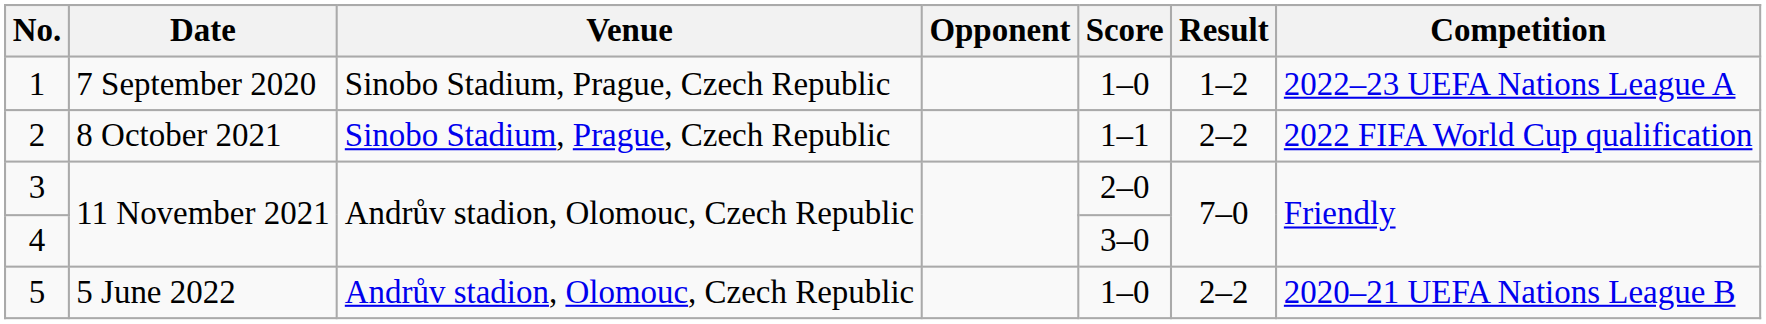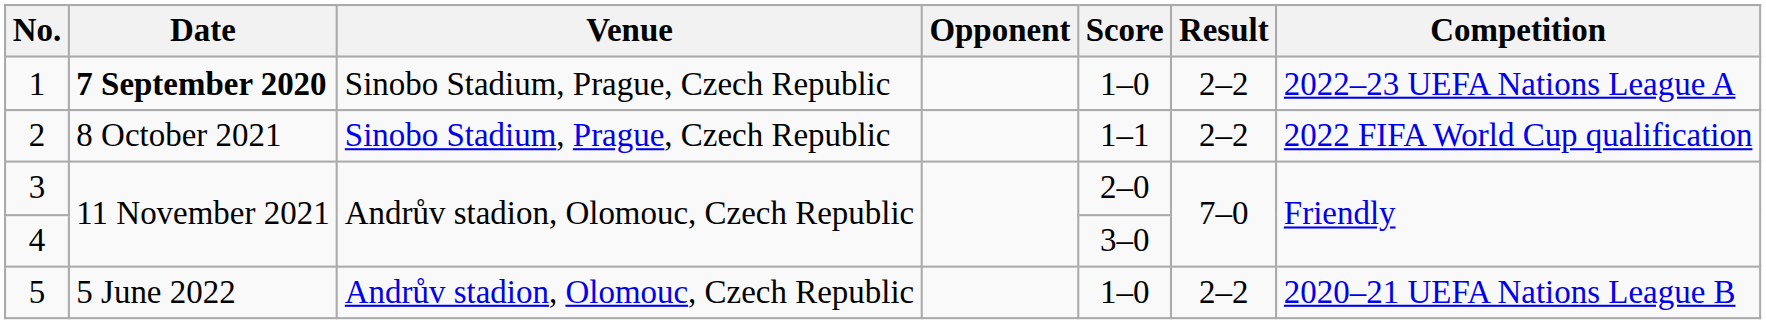(196, 82) normal -> (201, 82) bold
(1224, 82) 1–2 -> (1224, 82) 2–2
